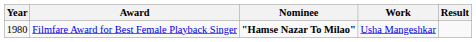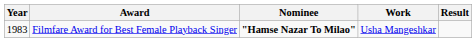(17, 29) 1980 -> (17, 29) 1983
